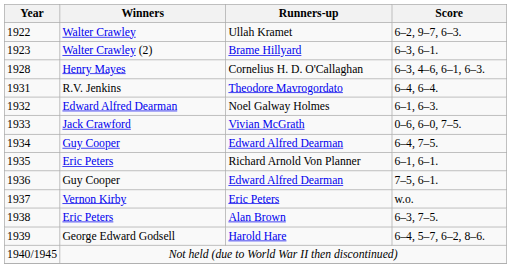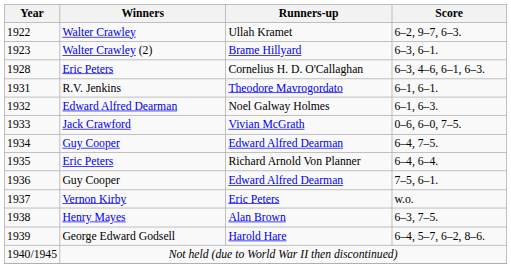(94, 69) Henry Mayes -> (88, 69) Eric Peters
(416, 87) 6–4, 6–4. -> (416, 87) 6–1, 6–1.
(416, 161) 6–1, 6–1. -> (416, 161) 6–4, 6–4.
(88, 217) Eric Peters -> (94, 217) Henry Mayes
